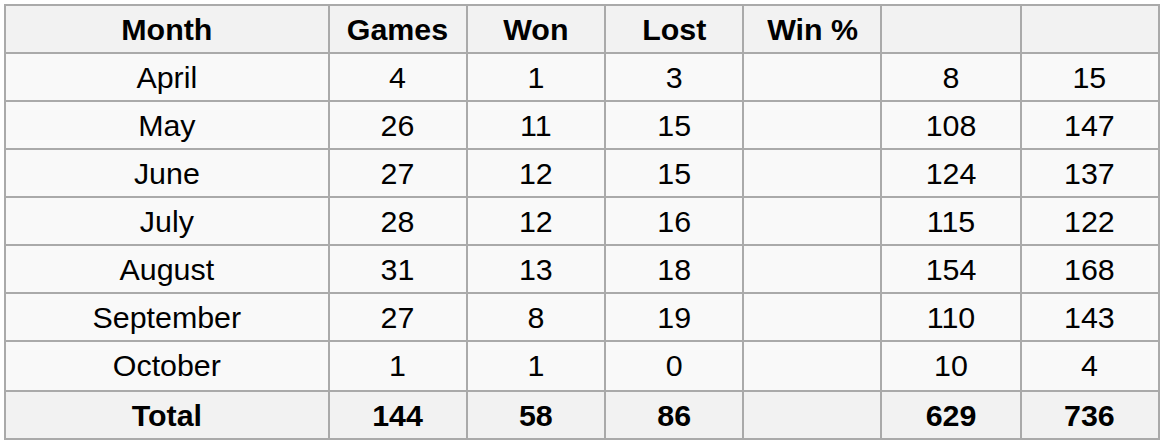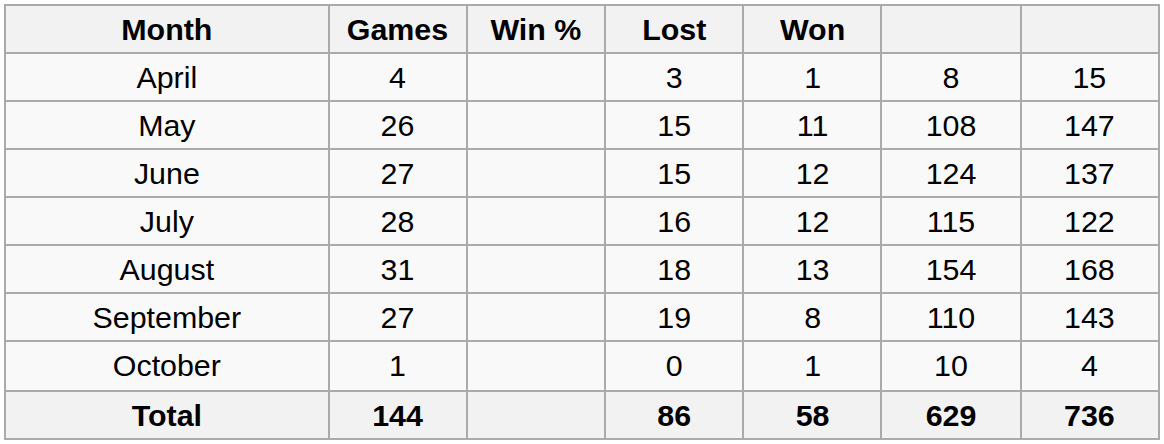columns swapped: (536, 29) <-> (813, 29)
